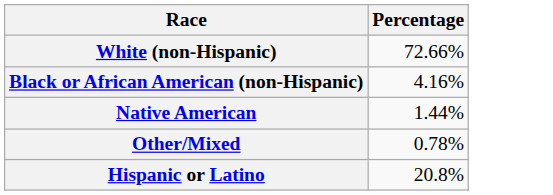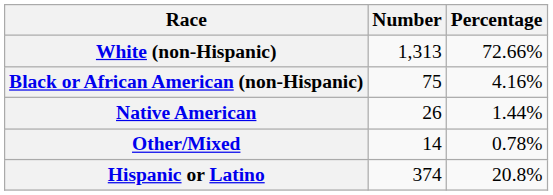+ column: (407, 19)
